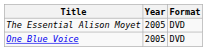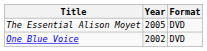(155, 39) 2005 -> (155, 39) 2002
